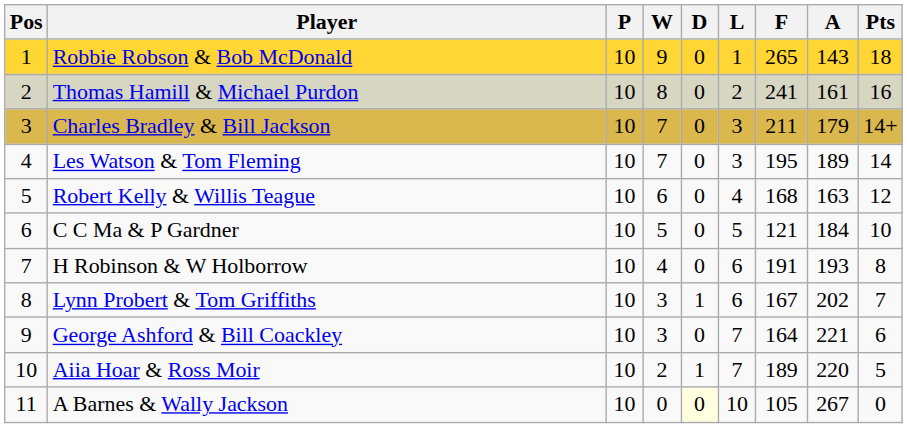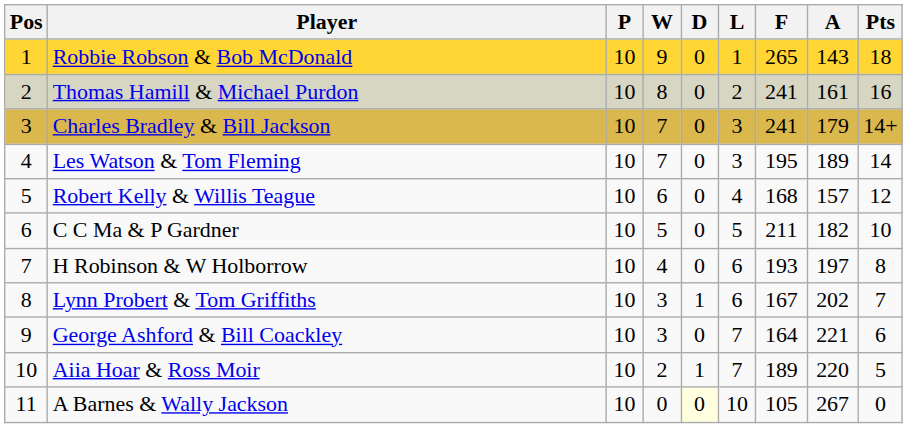(781, 126) 211 -> (781, 126) 241
(833, 195) 163 -> (833, 195) 157
(781, 230) 121 -> (781, 230) 211
(833, 230) 184 -> (833, 230) 182
(781, 265) 191 -> (781, 265) 193
(833, 265) 193 -> (833, 265) 197
